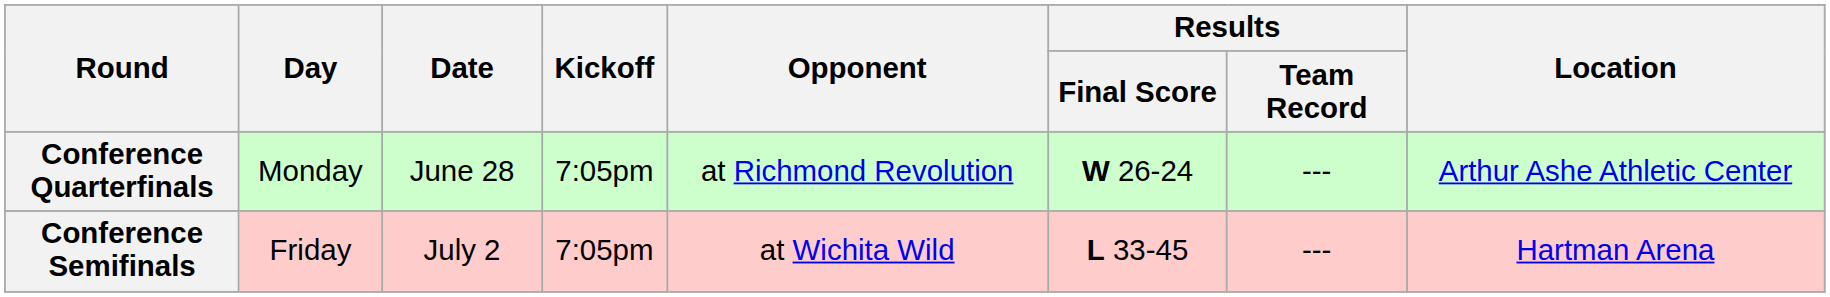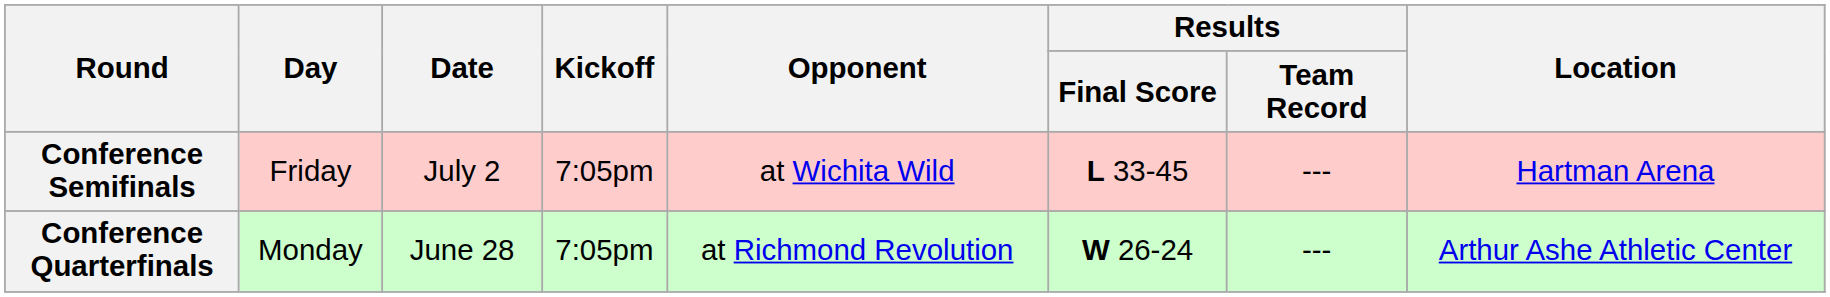rows swapped: (122, 170) <-> (122, 250)
